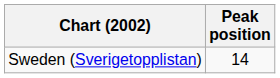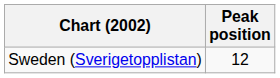(240, 60) 14 -> (240, 60) 12
